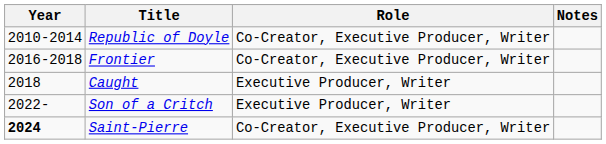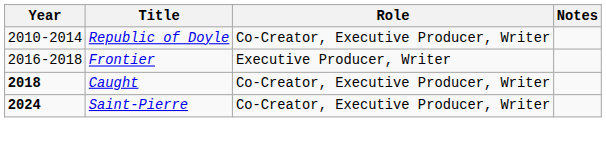(393, 61) Co-Creator, Executive Producer, Writer -> (343, 61) Executive Producer, Writer
(24, 83) normal -> (24, 83) bold
(343, 83) Executive Producer, Writer -> (393, 83) Co-Creator, Executive Producer, Writer
- row: (151, 106)
